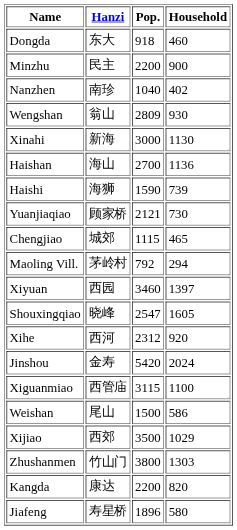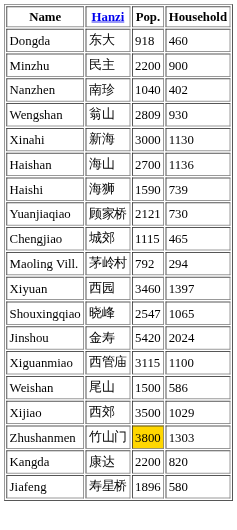(182, 313) 1605 -> (182, 313) 1065
- row: (22, 338)
(148, 462) no background -> (148, 437) gold background
